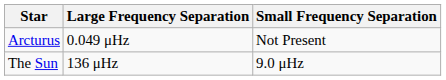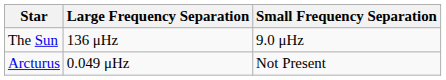rows swapped: (33, 63) <-> (34, 39)
